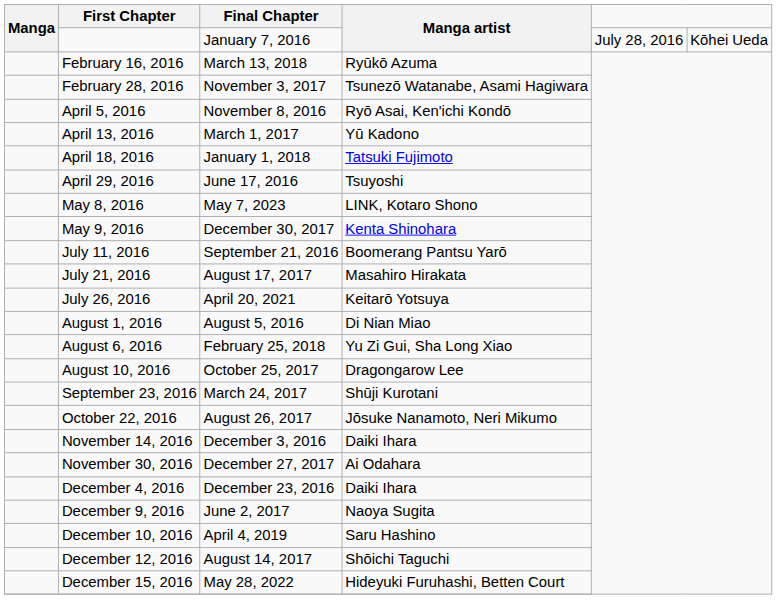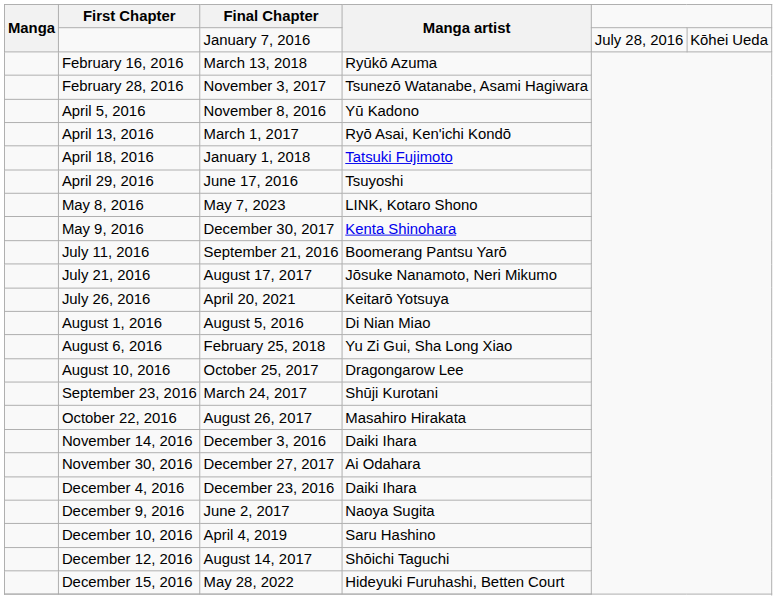(428, 110) Ryō Asai, Ken'ichi Kondō -> (382, 110) Yū Kadono
(382, 134) Yū Kadono -> (428, 134) Ryō Asai, Ken'ichi Kondō
(406, 275) Masahiro Hirakata -> (451, 275) Jōsuke Nanamoto, Neri Mikumo
(451, 417) Jōsuke Nanamoto, Neri Mikumo -> (406, 417) Masahiro Hirakata
